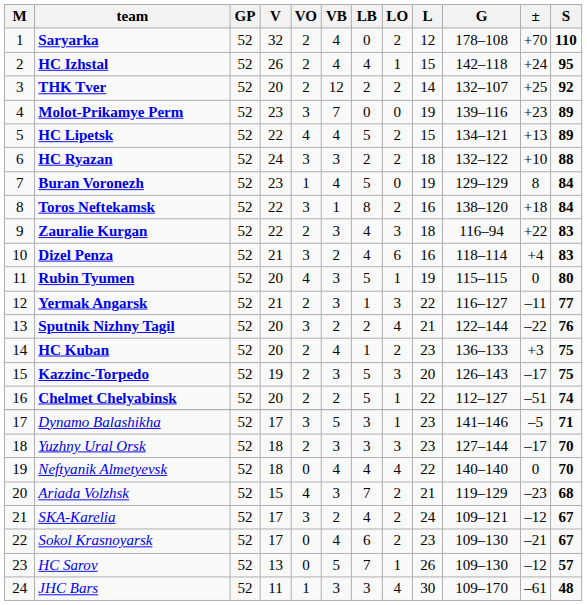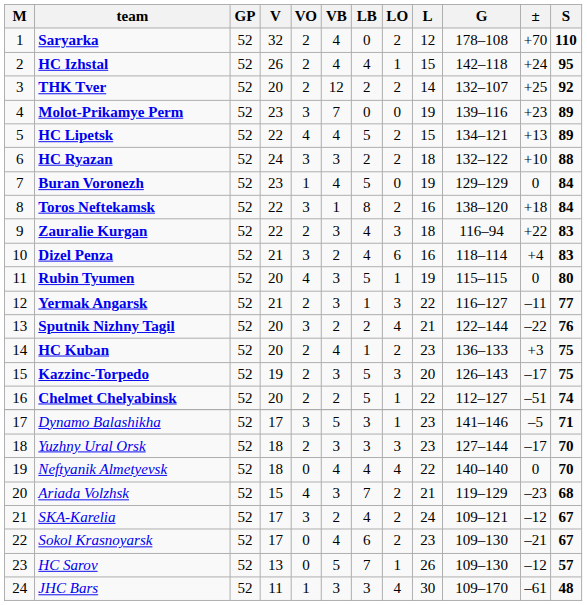(536, 183) 8 -> (536, 183) 0
